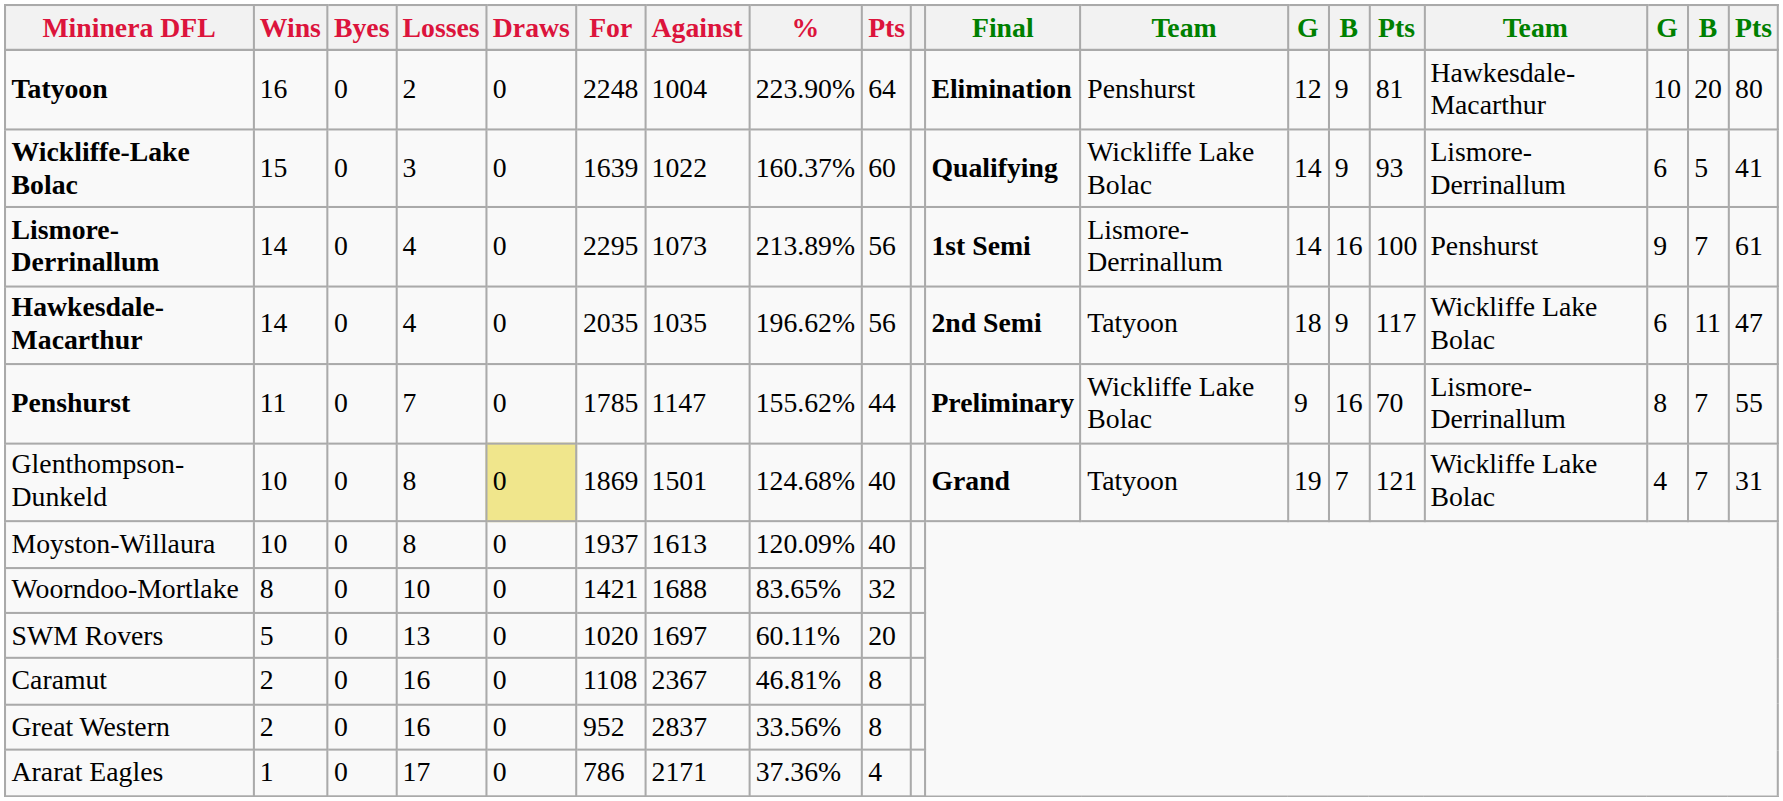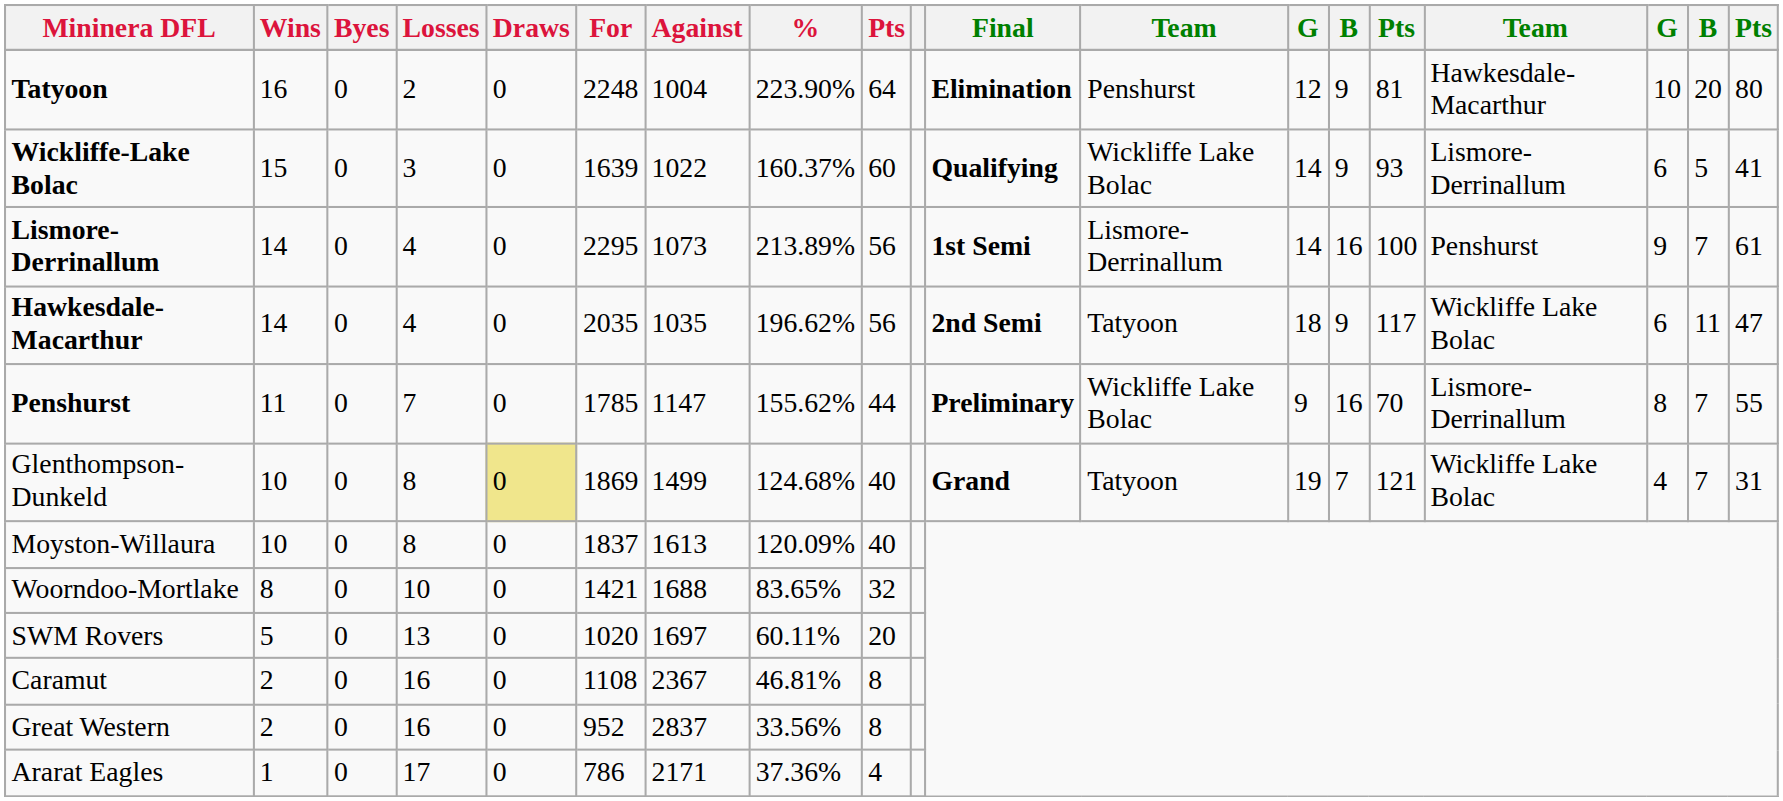(679, 481) 1501 -> (679, 481) 1499
(611, 543) 1937 -> (611, 543) 1837
